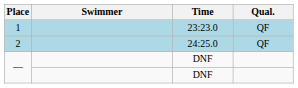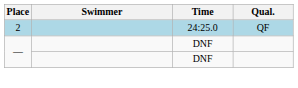- row: (18, 28)
